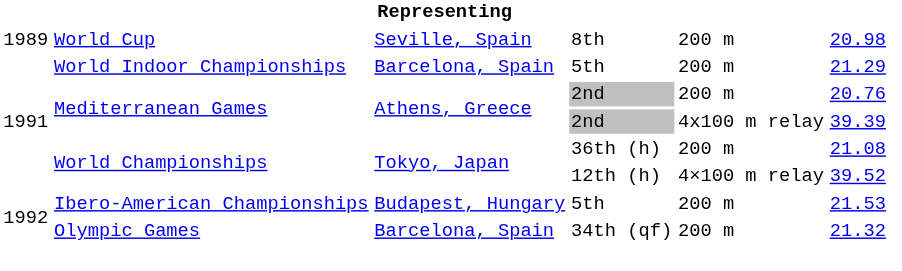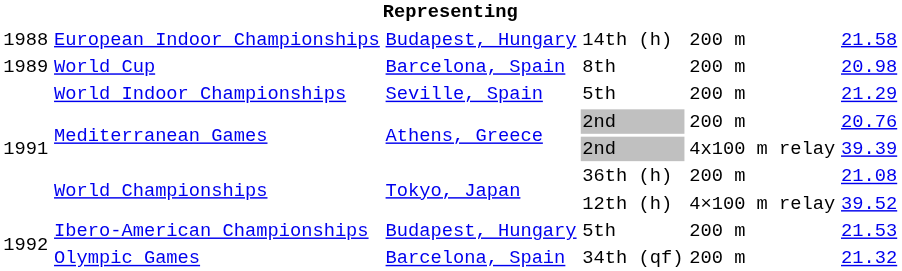+ row: (217, 39)
(453, 39) Seville, Spain -> (475, 67) Barcelona, Spain
(464, 67) Barcelona, Spain -> (464, 94) Seville, Spain
